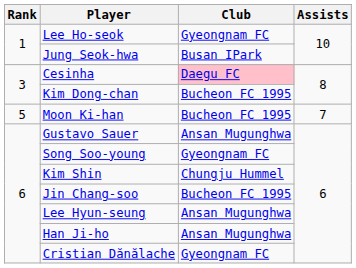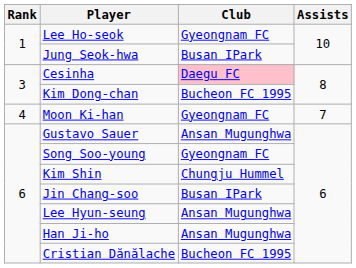(22, 114) 5 -> (22, 114) 4
(236, 114) Bucheon FC 1995 -> (225, 114) Gyeongnam FC
(236, 194) Bucheon FC 1995 -> (221, 194) Busan IPark
(225, 253) Gyeongnam FC -> (236, 253) Bucheon FC 1995
